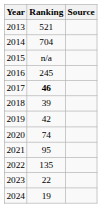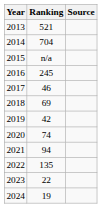(46, 88) bold -> (46, 88) normal
(46, 104) 39 -> (46, 104) 69
(46, 149) 95 -> (46, 149) 94
